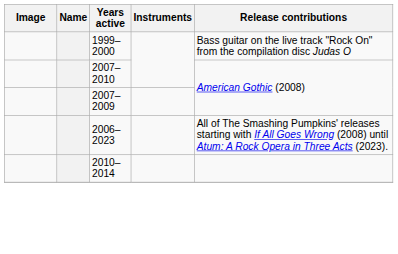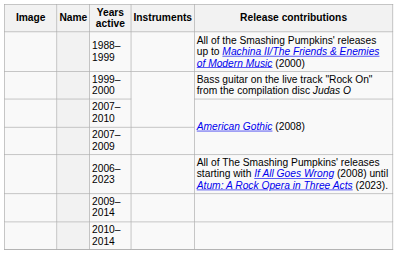+ row: (106, 51)
+ row: (106, 207)
